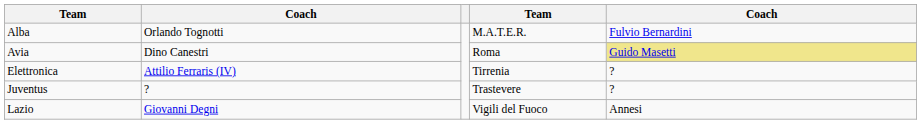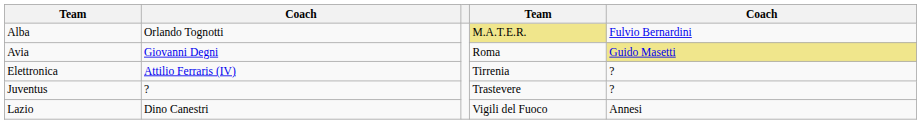(499, 32) no background -> (499, 32) khaki background
(176, 51) Dino Canestri -> (181, 51) Giovanni Degni
(181, 108) Giovanni Degni -> (176, 108) Dino Canestri
